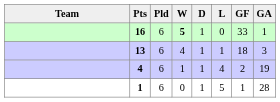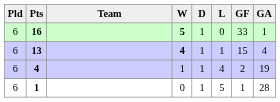columns swapped: (67, 13) <-> (161, 13)
(182, 50) normal -> (182, 50) bold
(242, 50) 18 -> (242, 50) 15
(264, 50) 3 -> (264, 50) 4
